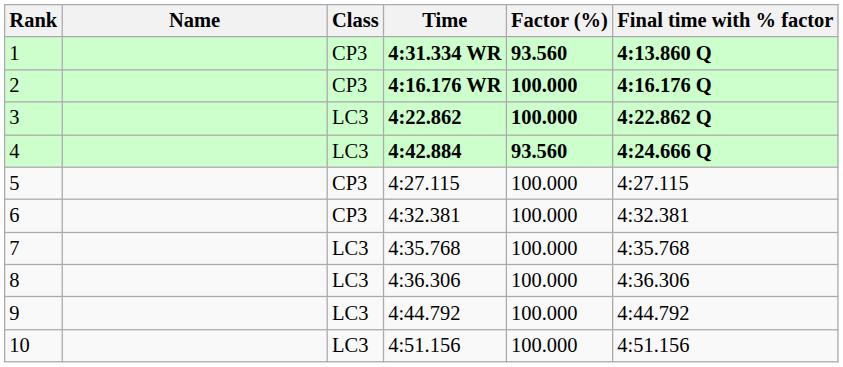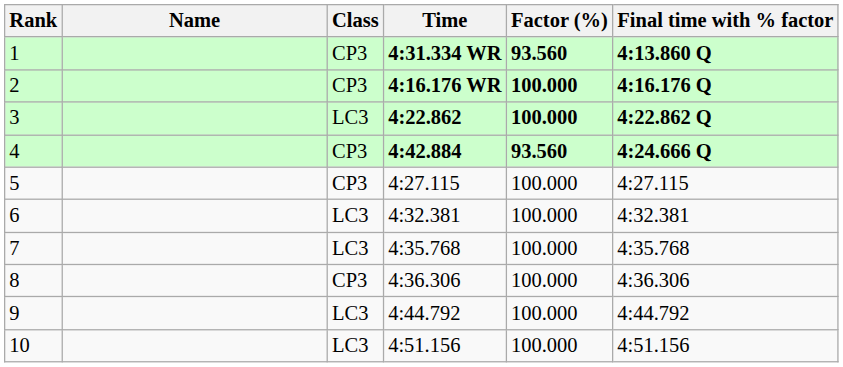(350, 150) LC3 -> (350, 150) CP3
(350, 215) CP3 -> (350, 215) LC3
(350, 280) LC3 -> (350, 280) CP3
